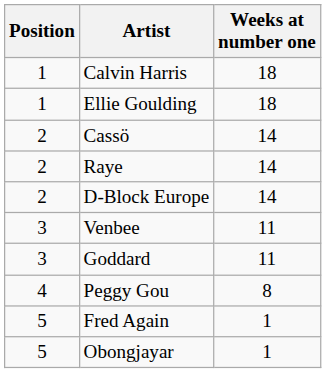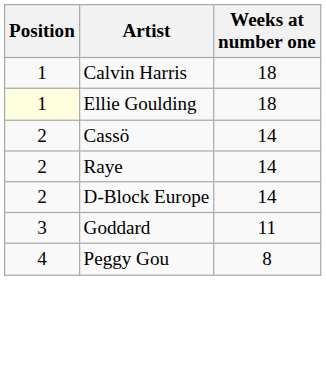(42, 103) no background -> (42, 103) lightyellow background
- row: (112, 227)
- row: (126, 320)
- row: (129, 351)
